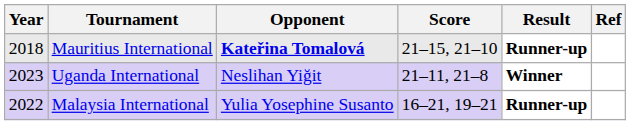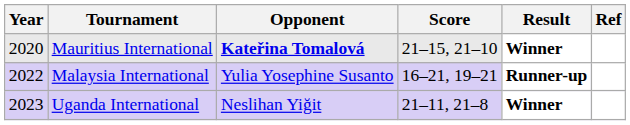(26, 47) 2018 -> (26, 47) 2020
(547, 47) Runner-up -> (534, 47) Winner
rows swapped: (130, 105) <-> (125, 76)
